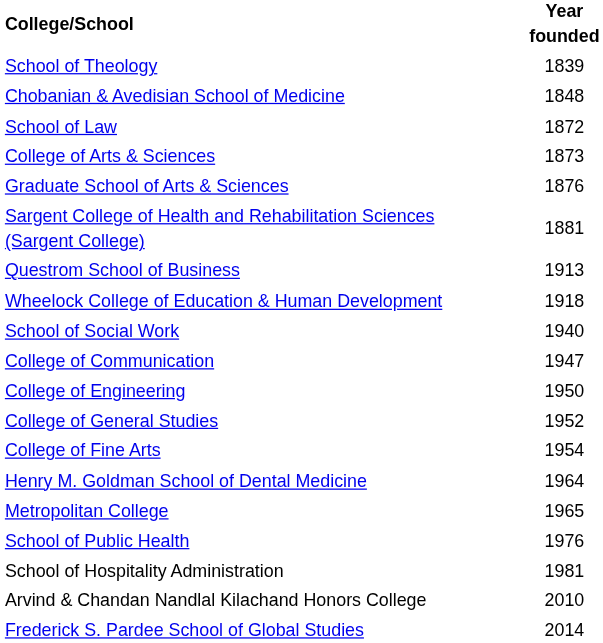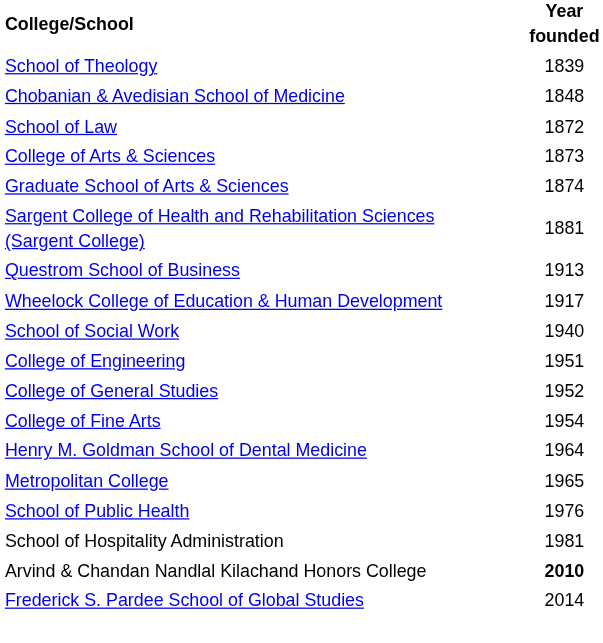(564, 186) 1876 -> (564, 186) 1874
(564, 301) 1918 -> (564, 301) 1917
- row: (110, 361)
(564, 391) 1950 -> (564, 361) 1951
(564, 600) normal -> (564, 570) bold
